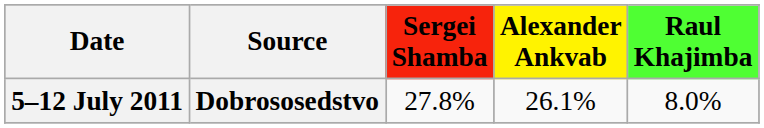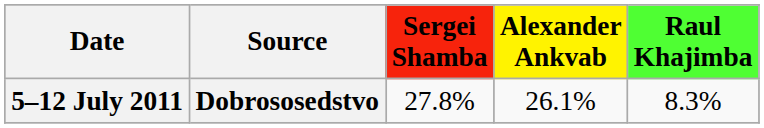(693, 100) 8.0% -> (693, 100) 8.3%
